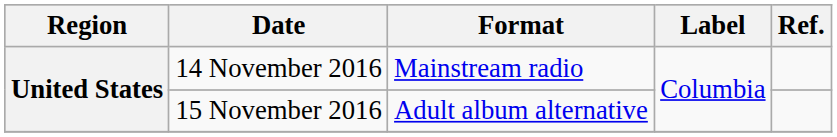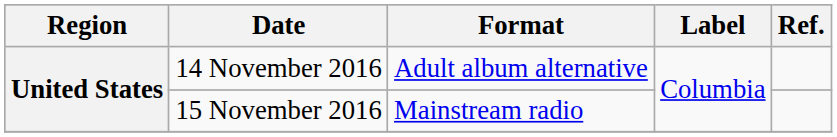(489, 68) Mainstream radio -> (521, 68) Adult album alternative
(521, 110) Adult album alternative -> (489, 110) Mainstream radio
